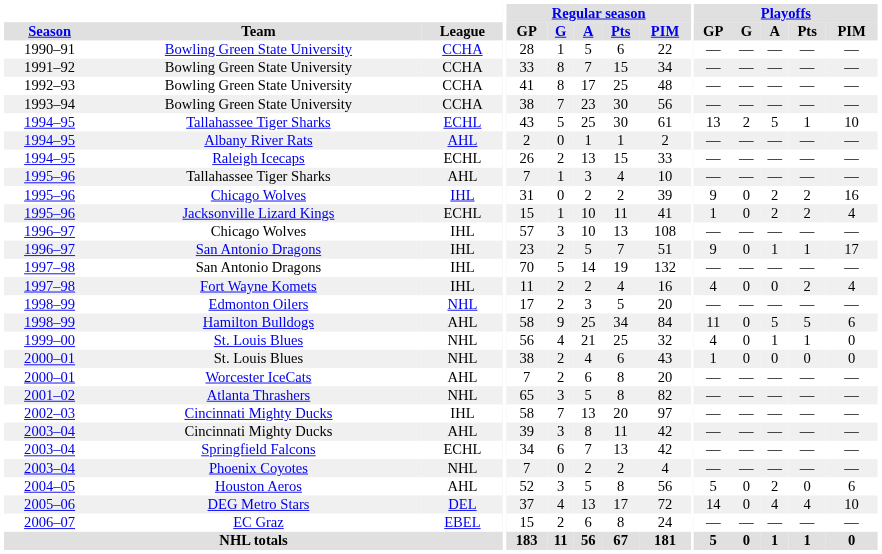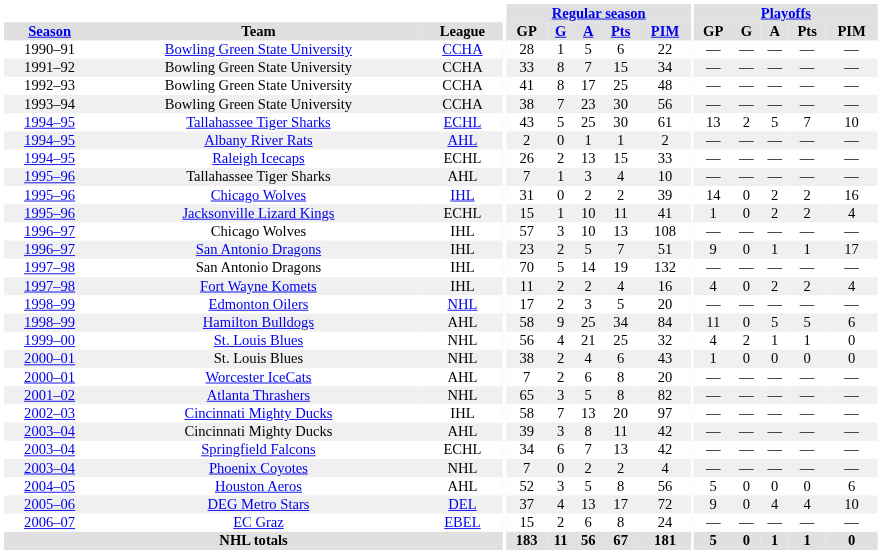(807, 122) 1 -> (807, 122) 7
(713, 195) 9 -> (713, 195) 14
(775, 286) 0 -> (775, 286) 2
(746, 340) 0 -> (746, 340) 2
(775, 486) 2 -> (775, 486) 0
(713, 504) 14 -> (713, 504) 9
